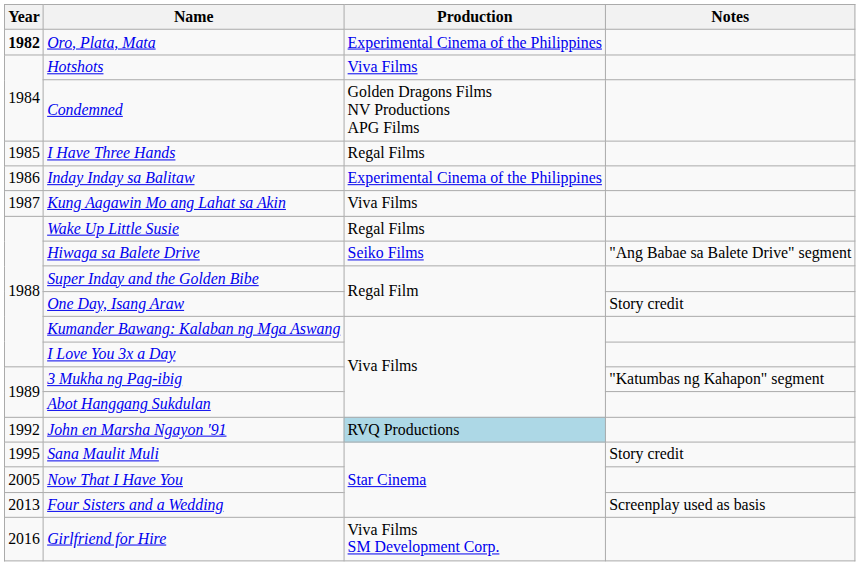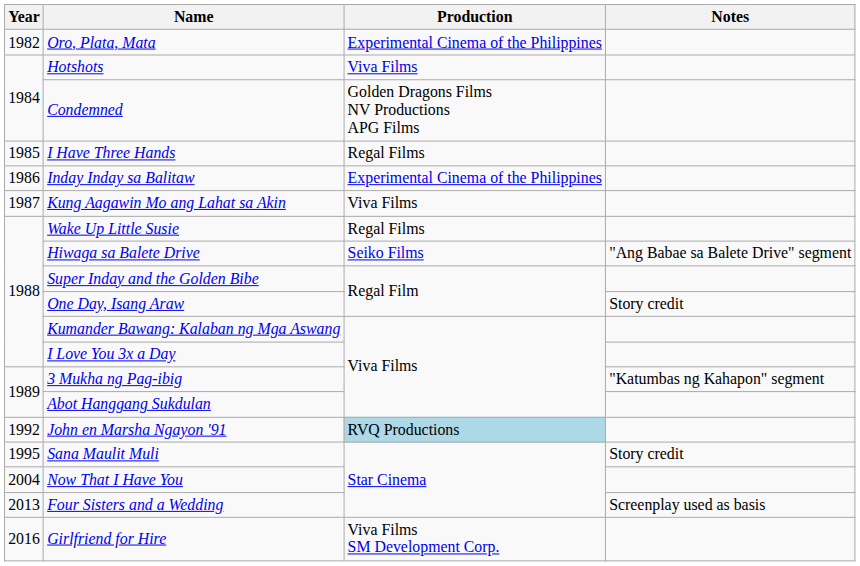(24, 42) bold -> (24, 42) normal
(24, 479) 2005 -> (24, 479) 2004
